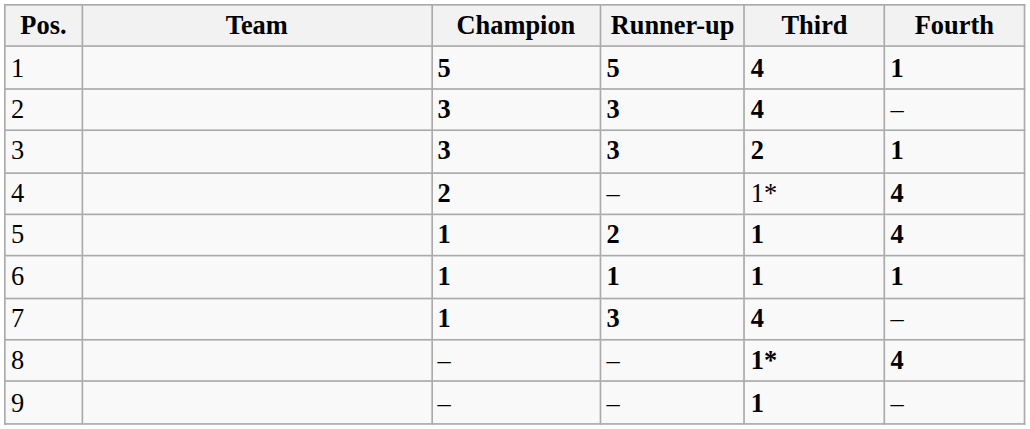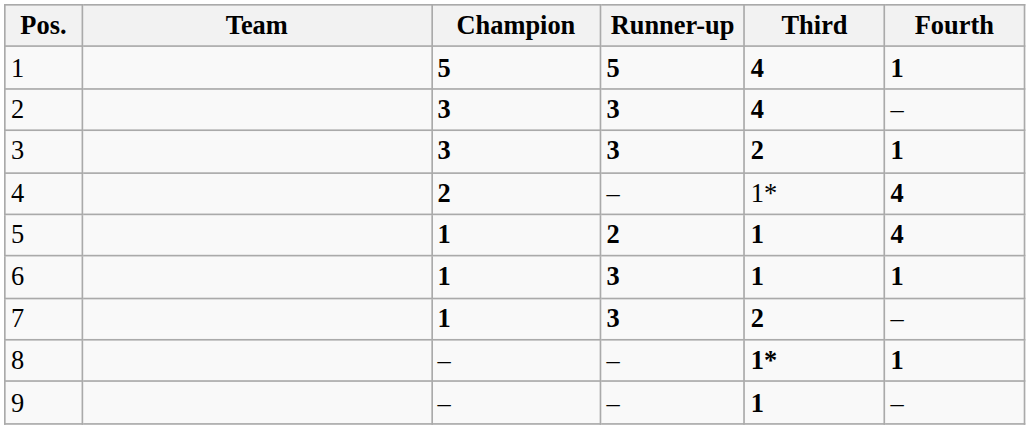(613, 276) 1 -> (613, 276) 3
(757, 318) 4 -> (757, 318) 2
(897, 360) 4 -> (897, 360) 1
